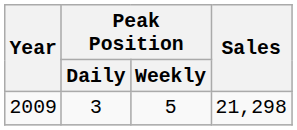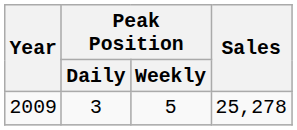(251, 108) 21,298 -> (251, 108) 25,278
